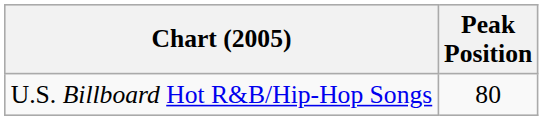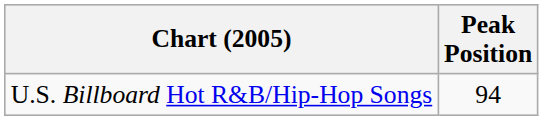(488, 94) 80 -> (488, 94) 94
